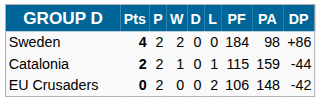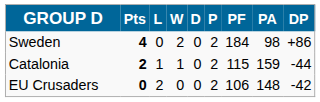columns swapped: (158, 18) <-> (213, 18)
